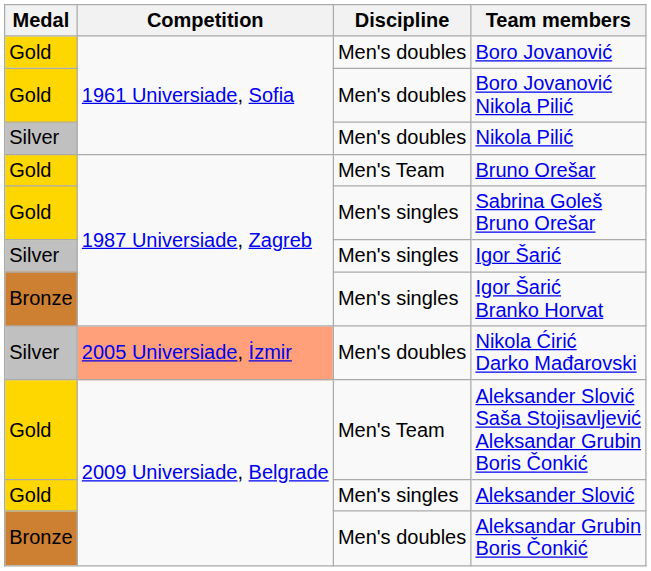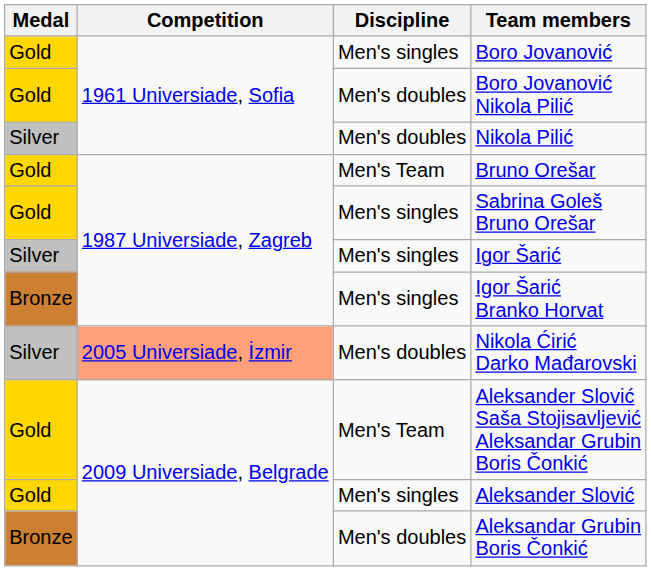(402, 52) Men's doubles -> (398, 52) Men's singles
